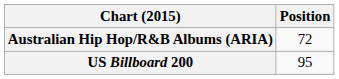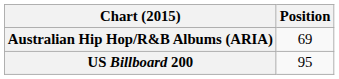(305, 39) 72 -> (305, 39) 69
